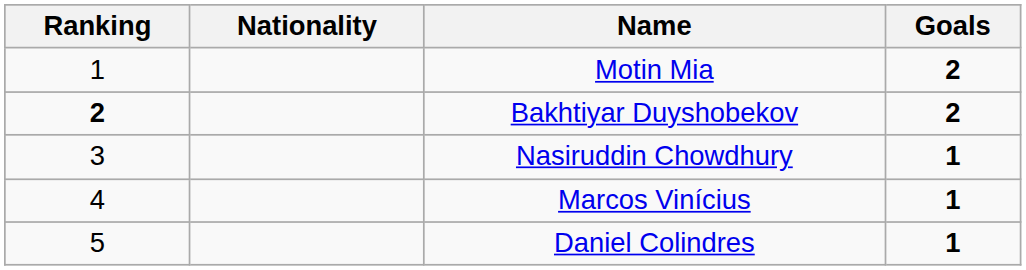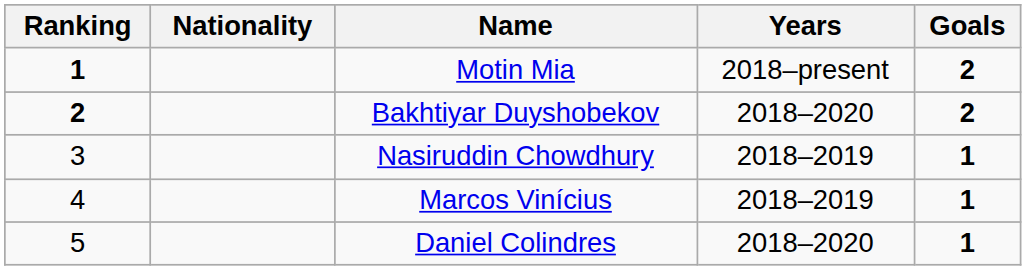+ column: (805, 26)
(97, 69) normal -> (78, 69) bold
